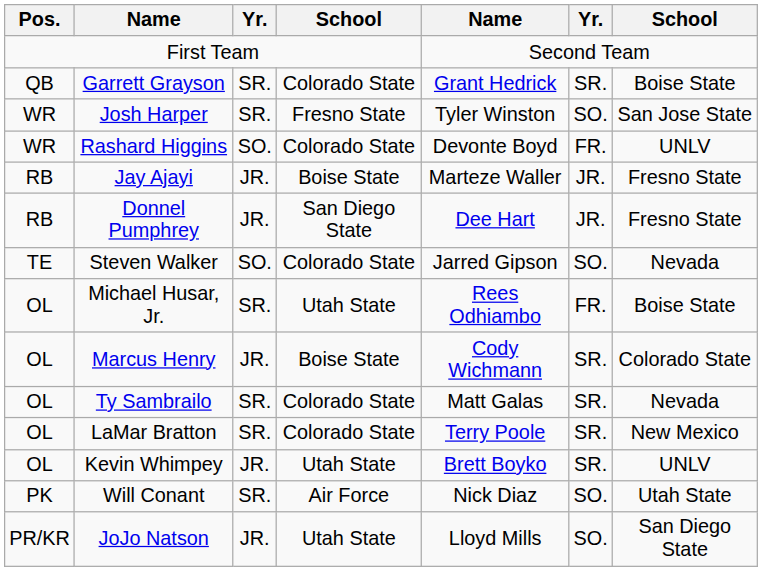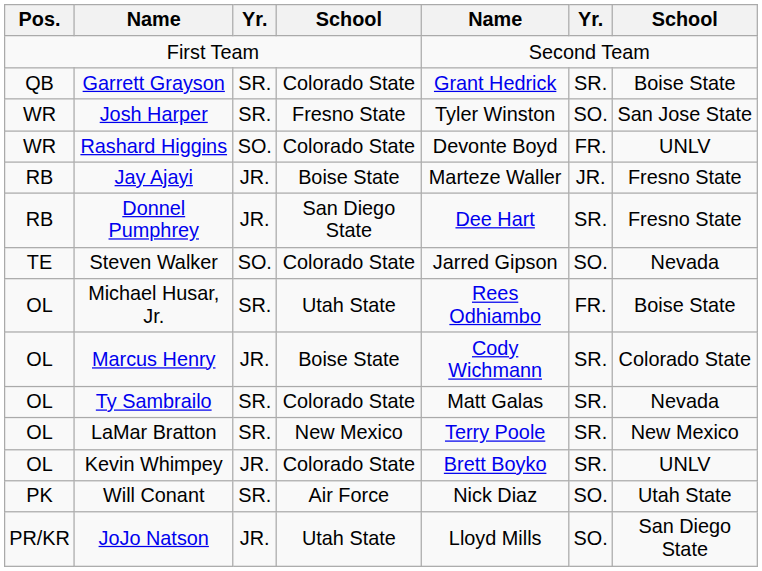(591, 220) JR. -> (591, 220) SR.
(349, 433) Colorado State -> (349, 433) New Mexico
(349, 464) Utah State -> (349, 464) Colorado State
